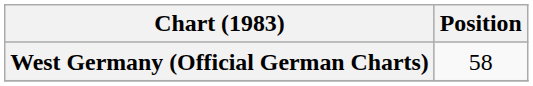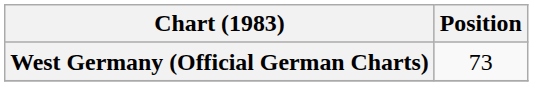(481, 61) 58 -> (481, 61) 73
